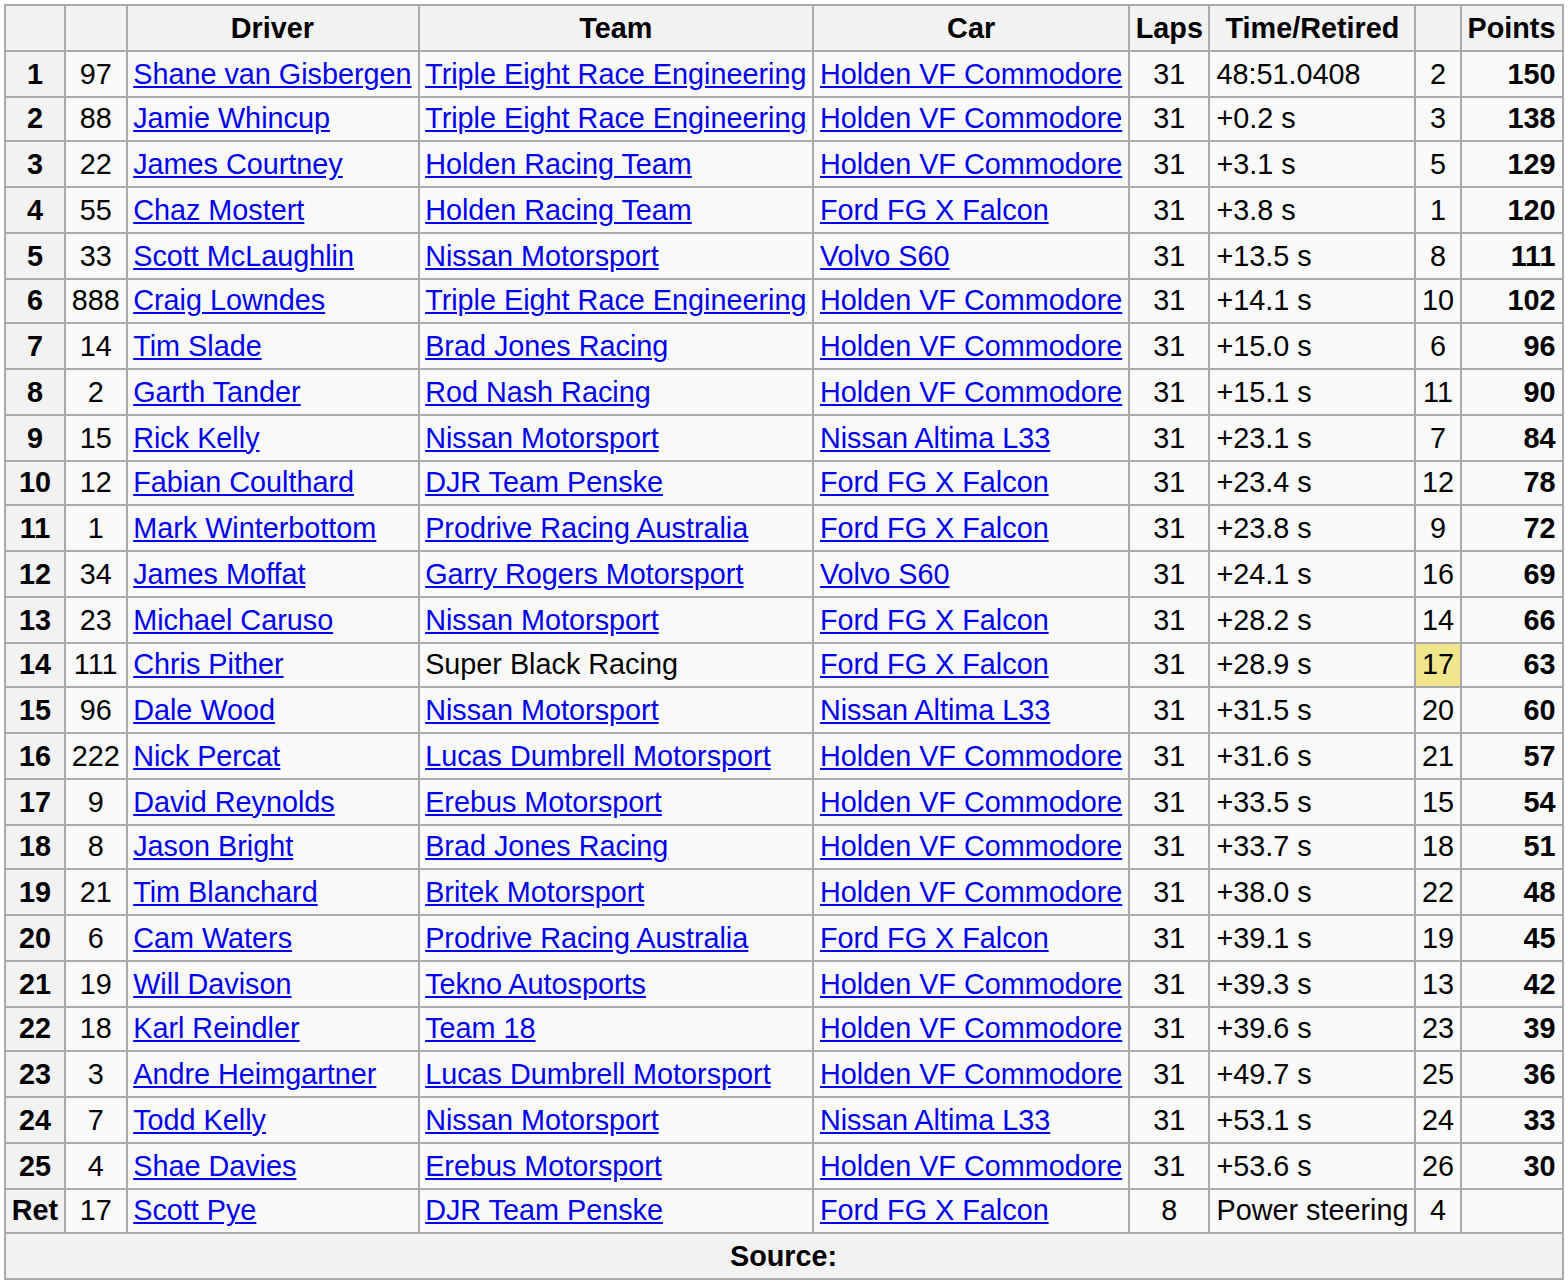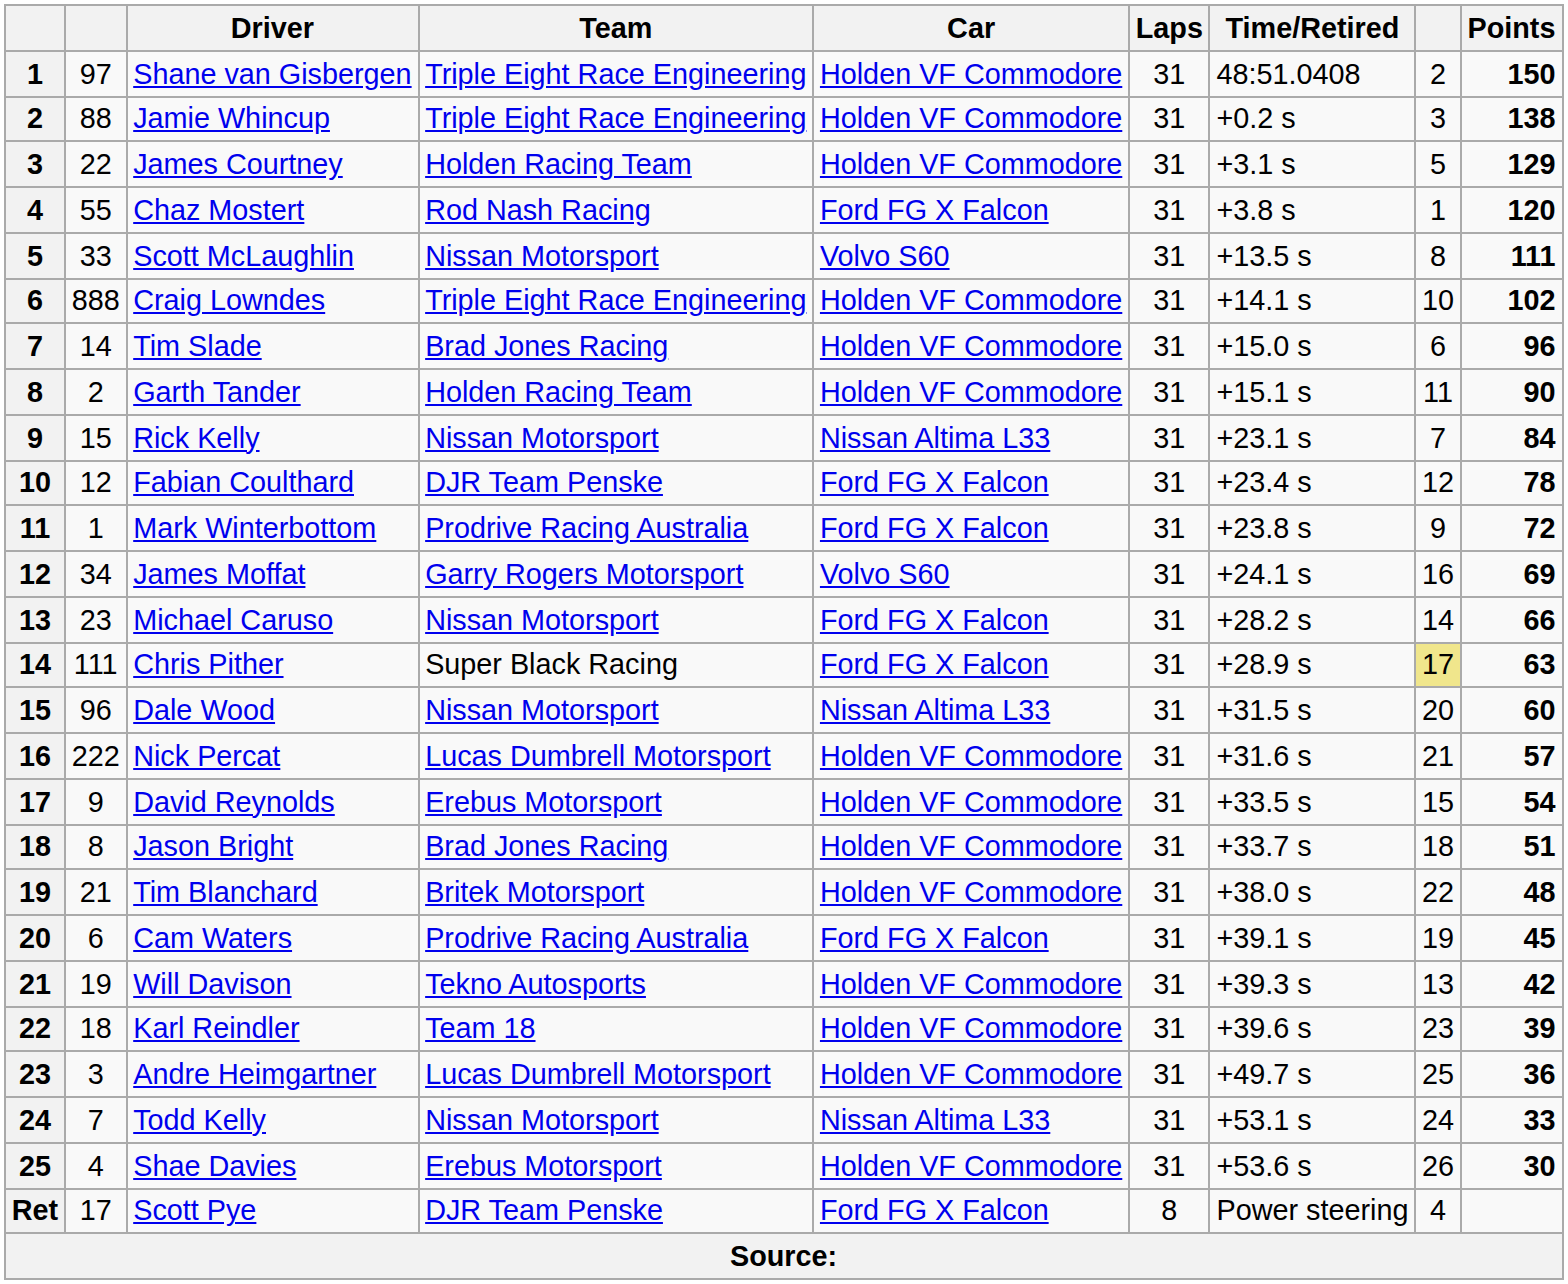(558, 210) Holden Racing Team -> (538, 210) Rod Nash Racing
(538, 392) Rod Nash Racing -> (558, 392) Holden Racing Team
